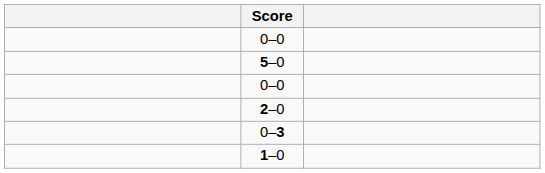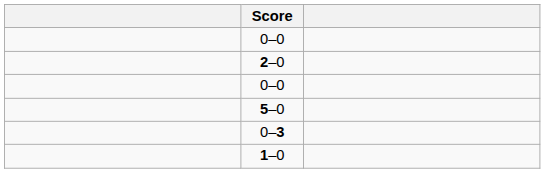rows swapped: (123, 110) <-> (123, 63)
